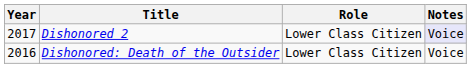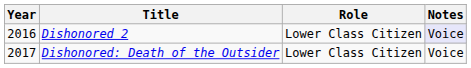(22, 34) 2017 -> (22, 34) 2016
(22, 53) 2016 -> (22, 53) 2017
